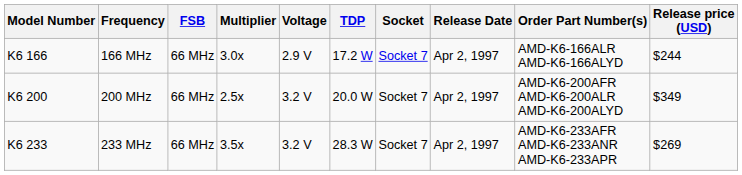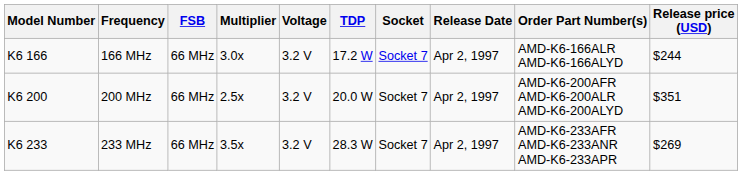(297, 55) 2.9 V -> (297, 55) 3.2 V
(667, 97) $349 -> (667, 97) $351
